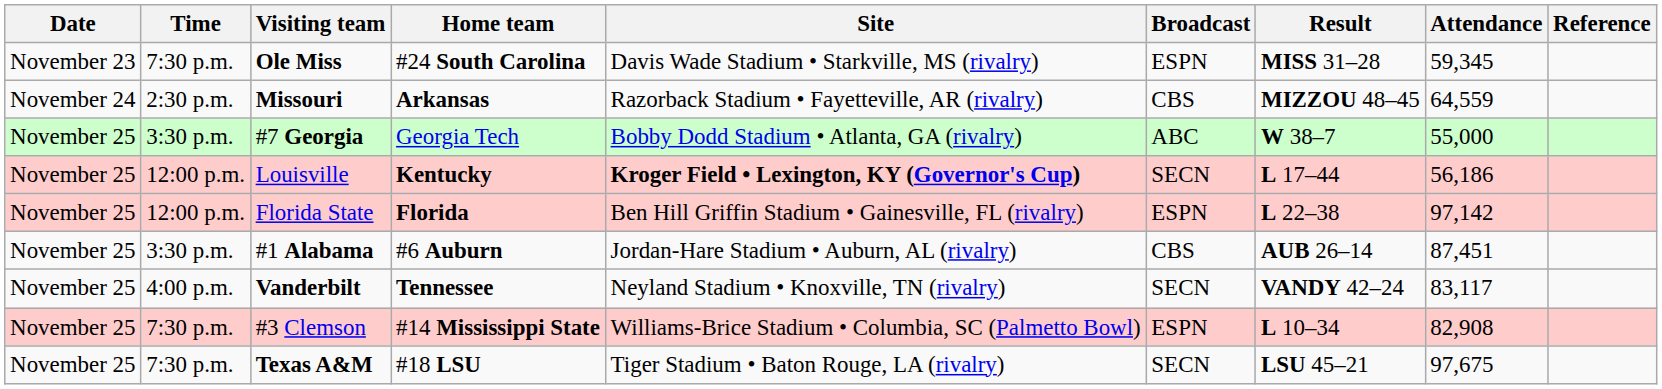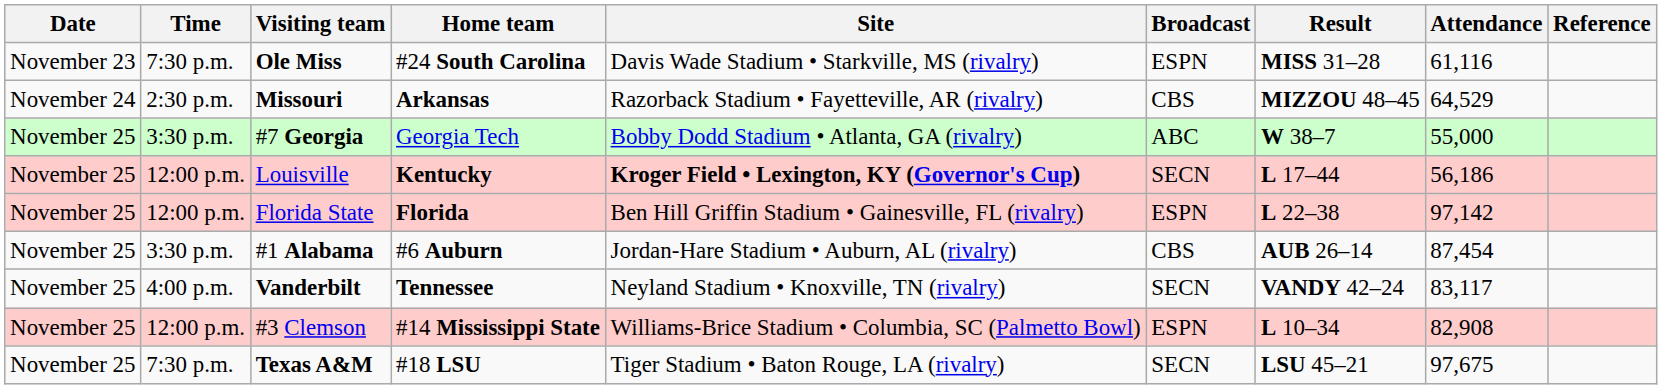(1462, 61) 59,345 -> (1461, 61) 61,116
(1462, 99) 64,559 -> (1462, 99) 64,529
(1462, 250) 87,451 -> (1462, 250) 87,454
(190, 326) 7:30 p.m. -> (196, 326) 12:00 p.m.
